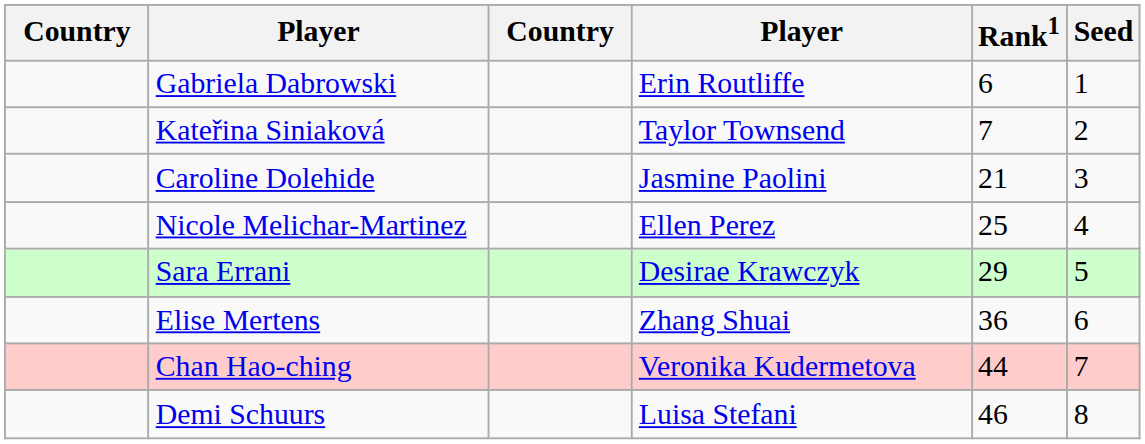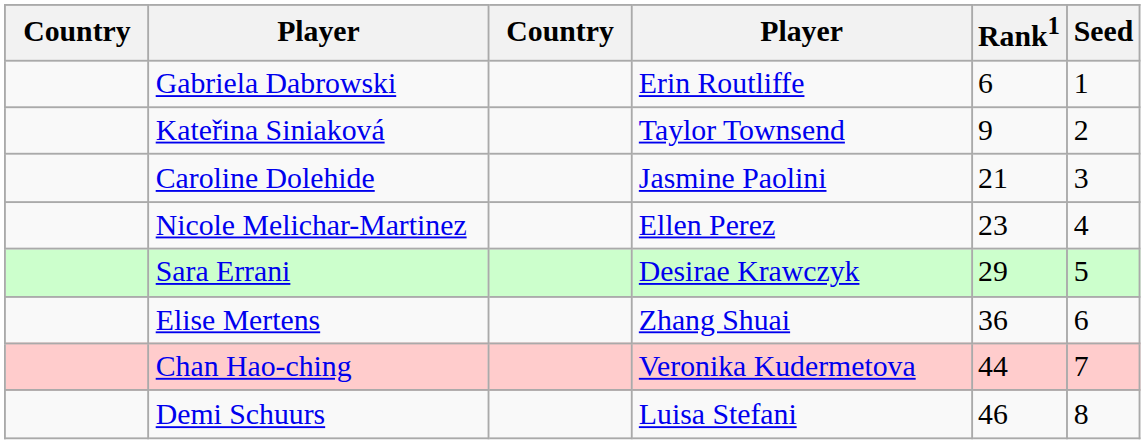(985, 130) 7 -> (985, 130) 9
(993, 224) 25 -> (993, 224) 23
